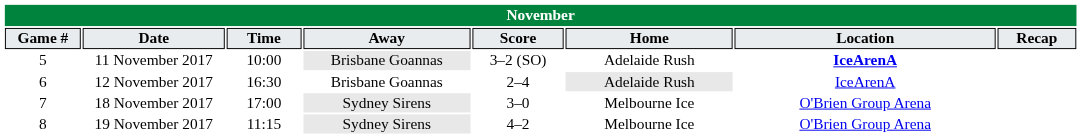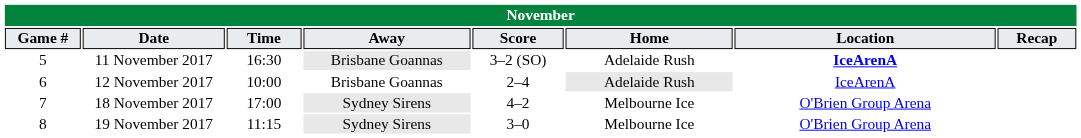(264, 60) 10:00 -> (264, 60) 16:30
(264, 81) 16:30 -> (264, 81) 10:00
(518, 102) 3–0 -> (518, 102) 4–2
(518, 123) 4–2 -> (518, 123) 3–0
